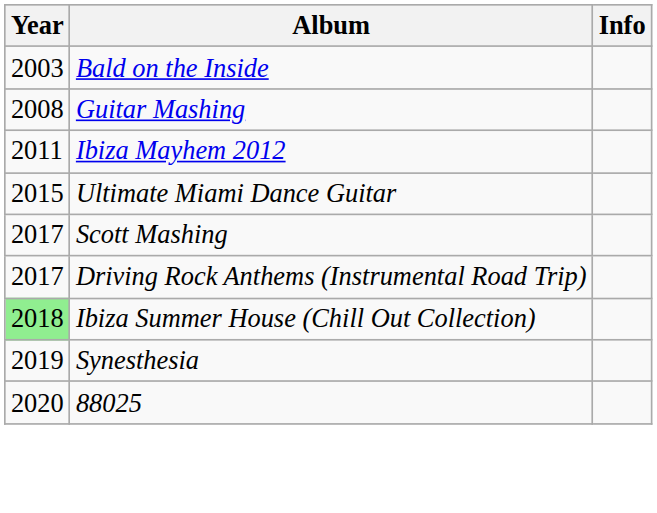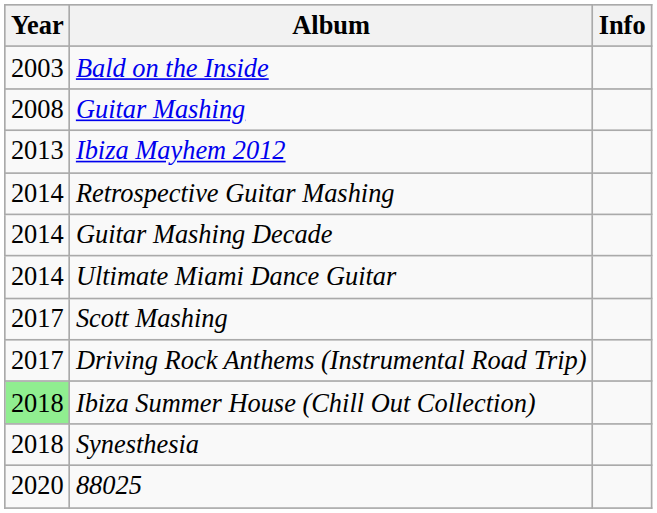(37, 151) 2011 -> (37, 151) 2013
+ row: (235, 192)
+ row: (204, 234)
(37, 192) 2015 -> (37, 276) 2014
(37, 360) 2019 -> (37, 444) 2018
